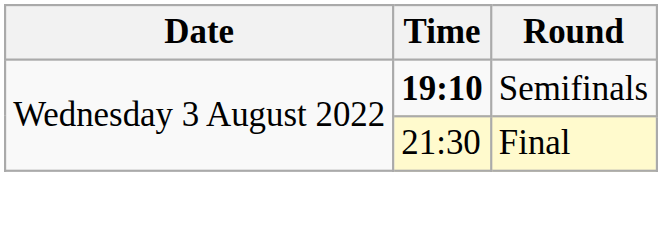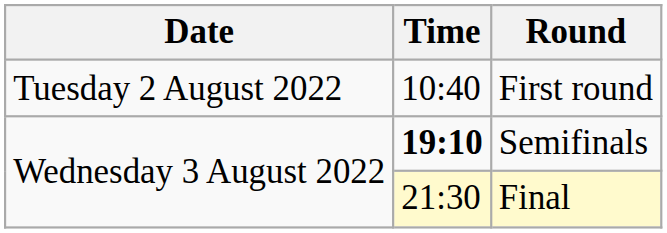+ row: (576, 87)
